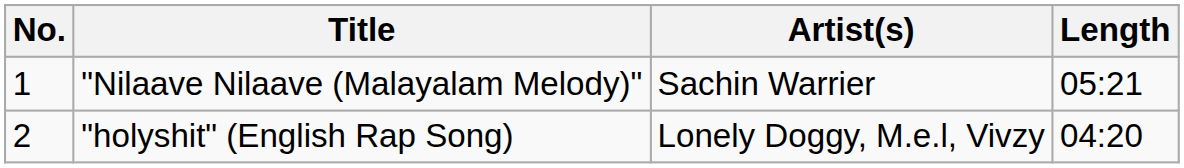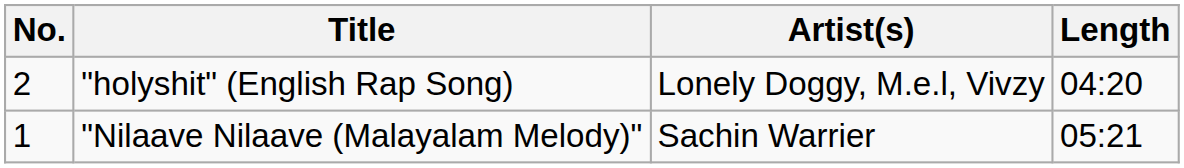rows swapped: (362, 83) <-> (297, 135)
